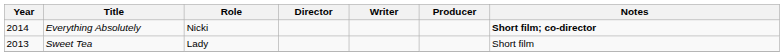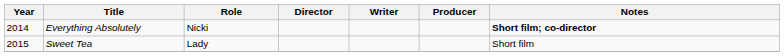(18, 43) 2013 -> (18, 43) 2015
